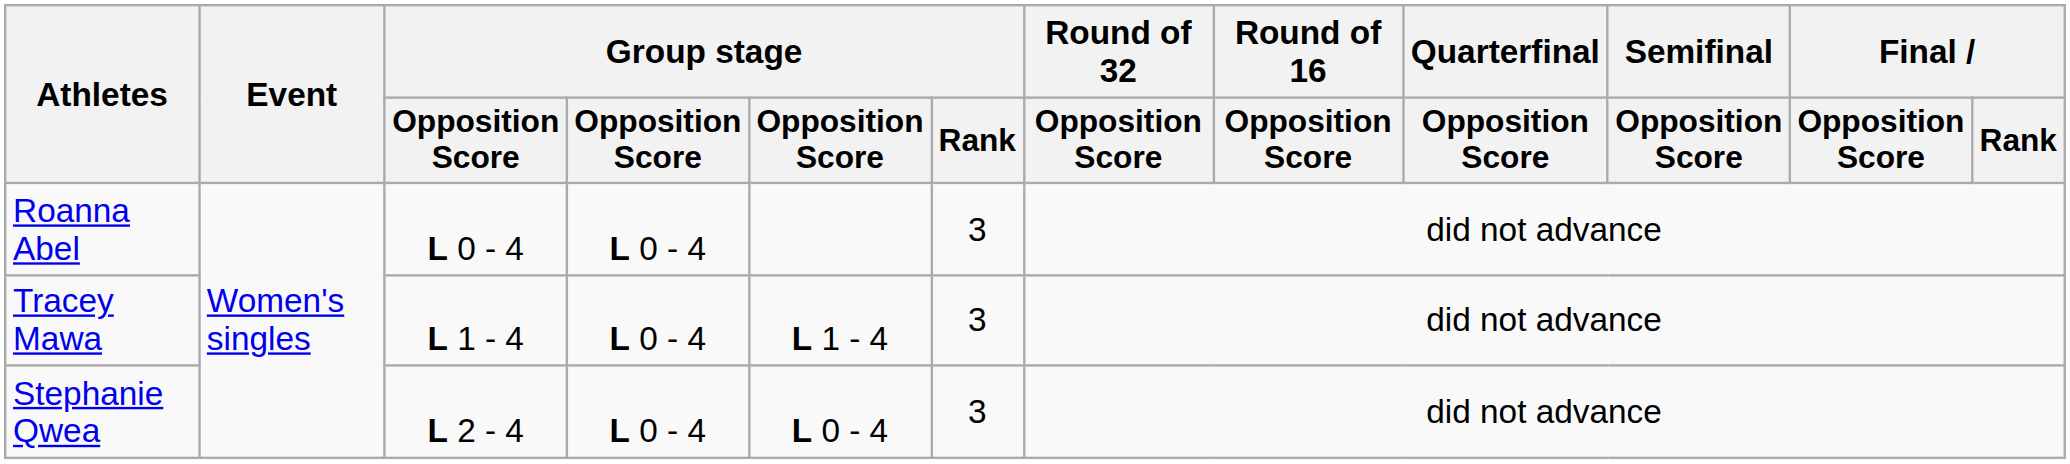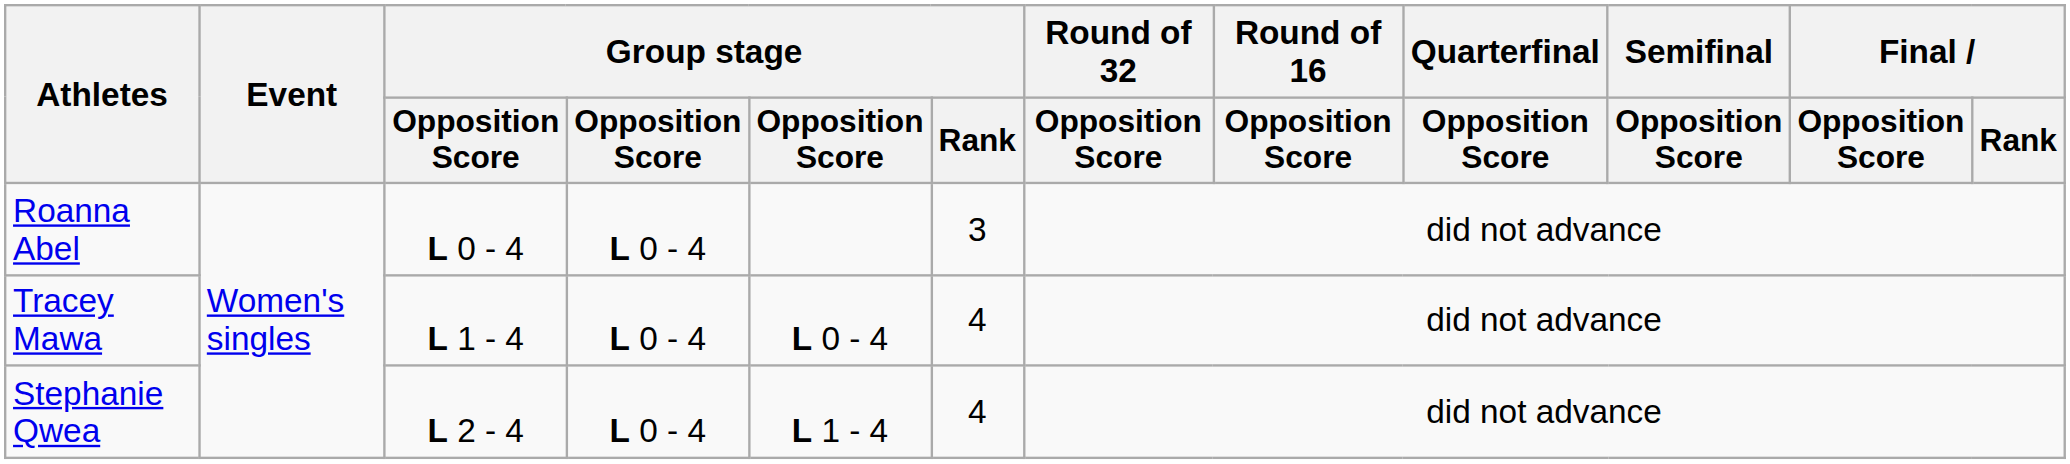(840, 339) L 1 - 4 -> (840, 339) L 0 - 4
(977, 320) 3 -> (977, 320) 4
(840, 431) L 0 - 4 -> (840, 431) L 1 - 4
(977, 412) 3 -> (977, 412) 4
